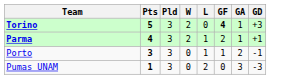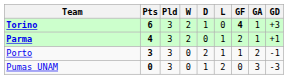+ column: (206, 11)
(150, 25) 5 -> (150, 25) 6
(150, 67) 1 -> (150, 67) 0
